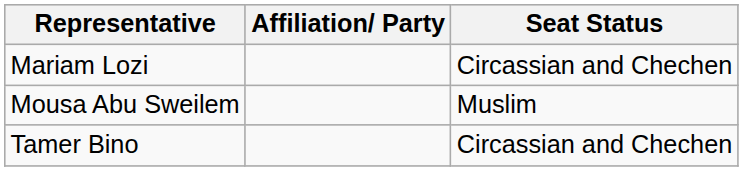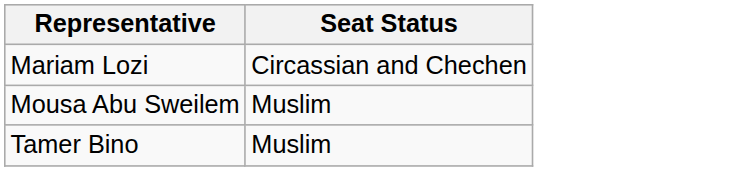- column: (348, 24)
(595, 144) Circassian and Chechen -> (291, 144) Muslim
